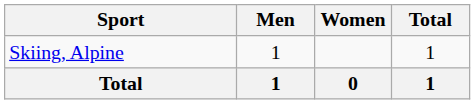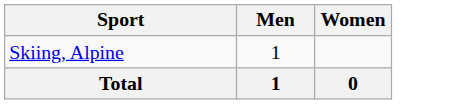- column: (430, 20)
